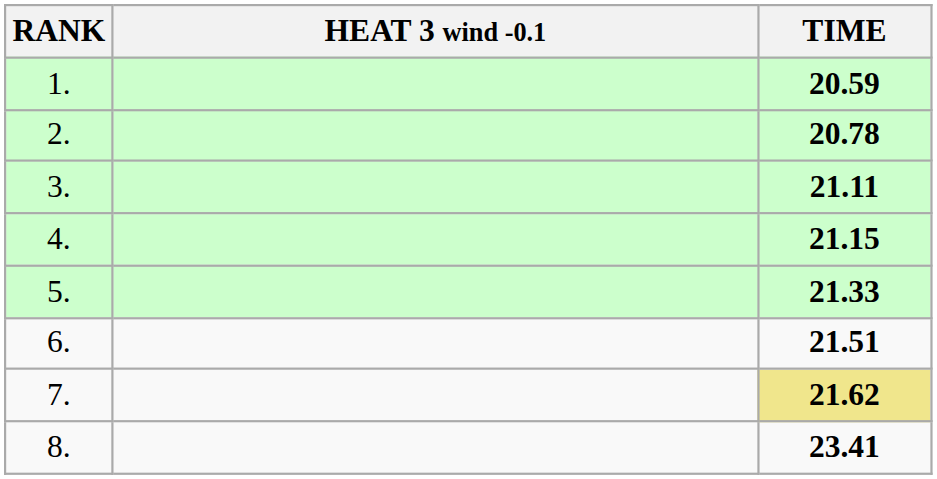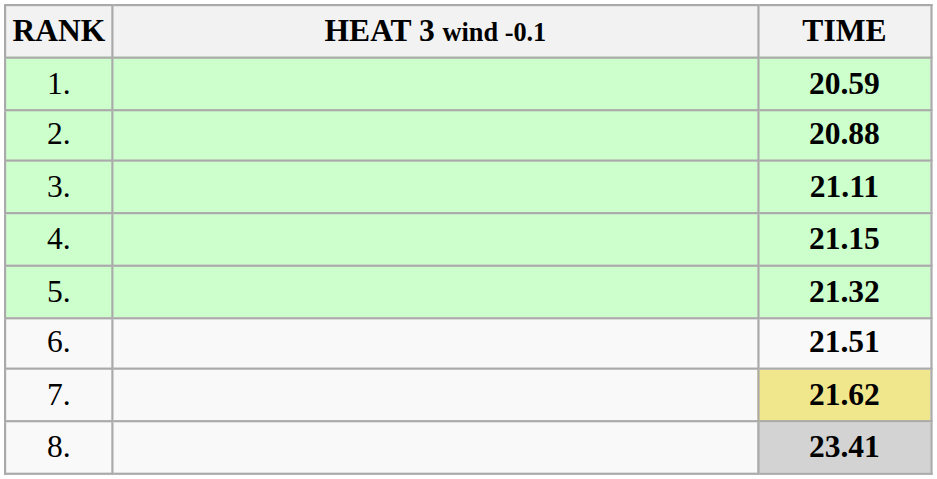(844, 134) 20.78 -> (844, 134) 20.88
(844, 290) 21.33 -> (844, 290) 21.32
(844, 446) no background -> (844, 446) lightgrey background
